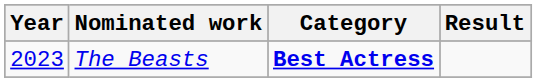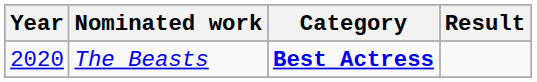(37, 60) 2023 -> (37, 60) 2020
